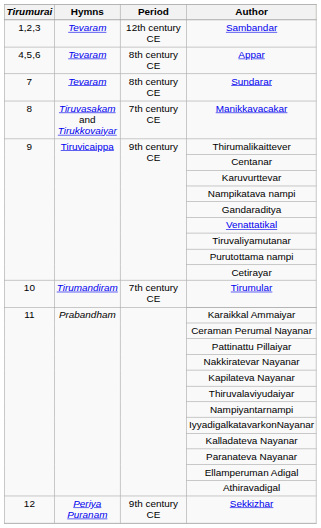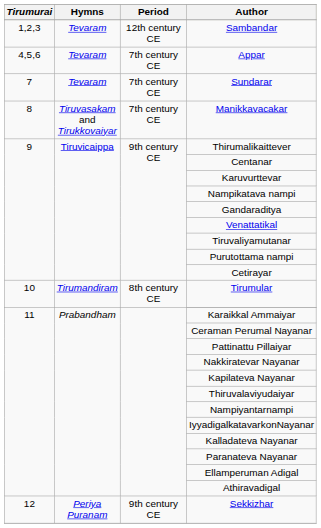(153, 60) 8th century CE -> (153, 60) 7th century CE
(153, 87) 8th century CE -> (153, 87) 7th century CE
(153, 294) 7th century CE -> (153, 294) 8th century CE
